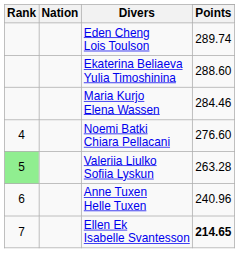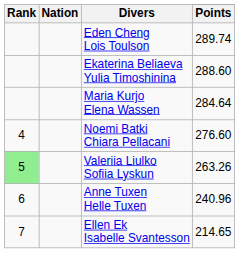(213, 103) 284.46 -> (213, 103) 284.64
(213, 167) 263.28 -> (213, 167) 263.26
(213, 231) bold -> (213, 231) normal
